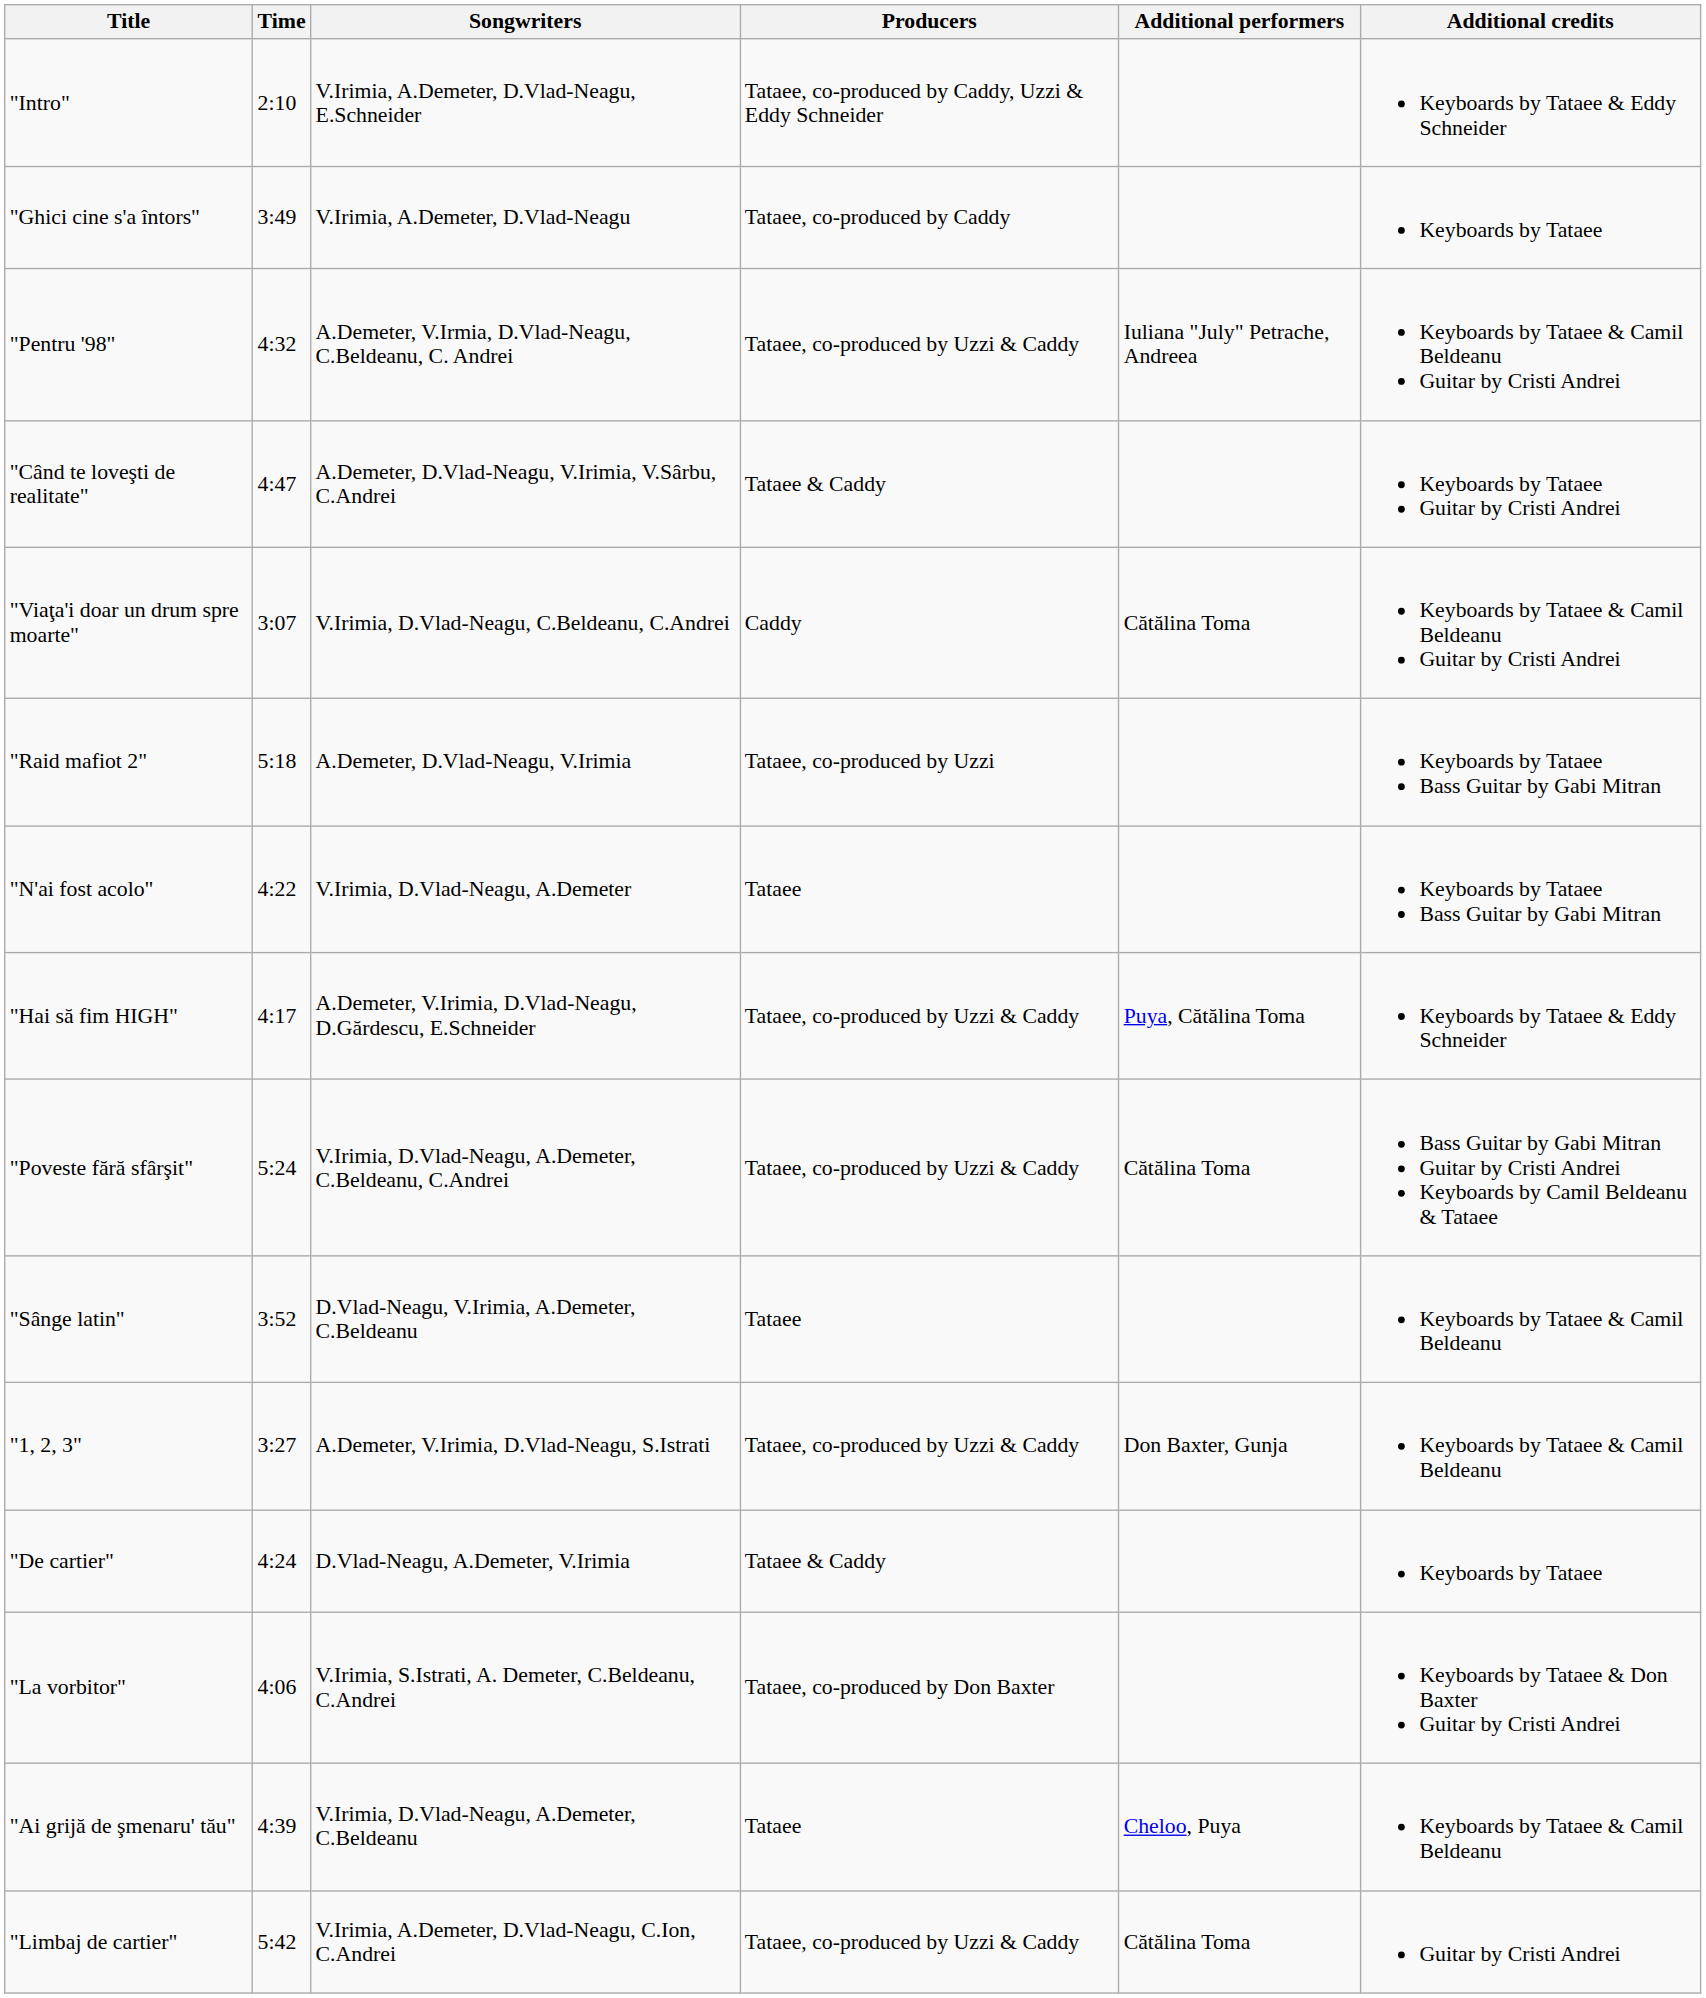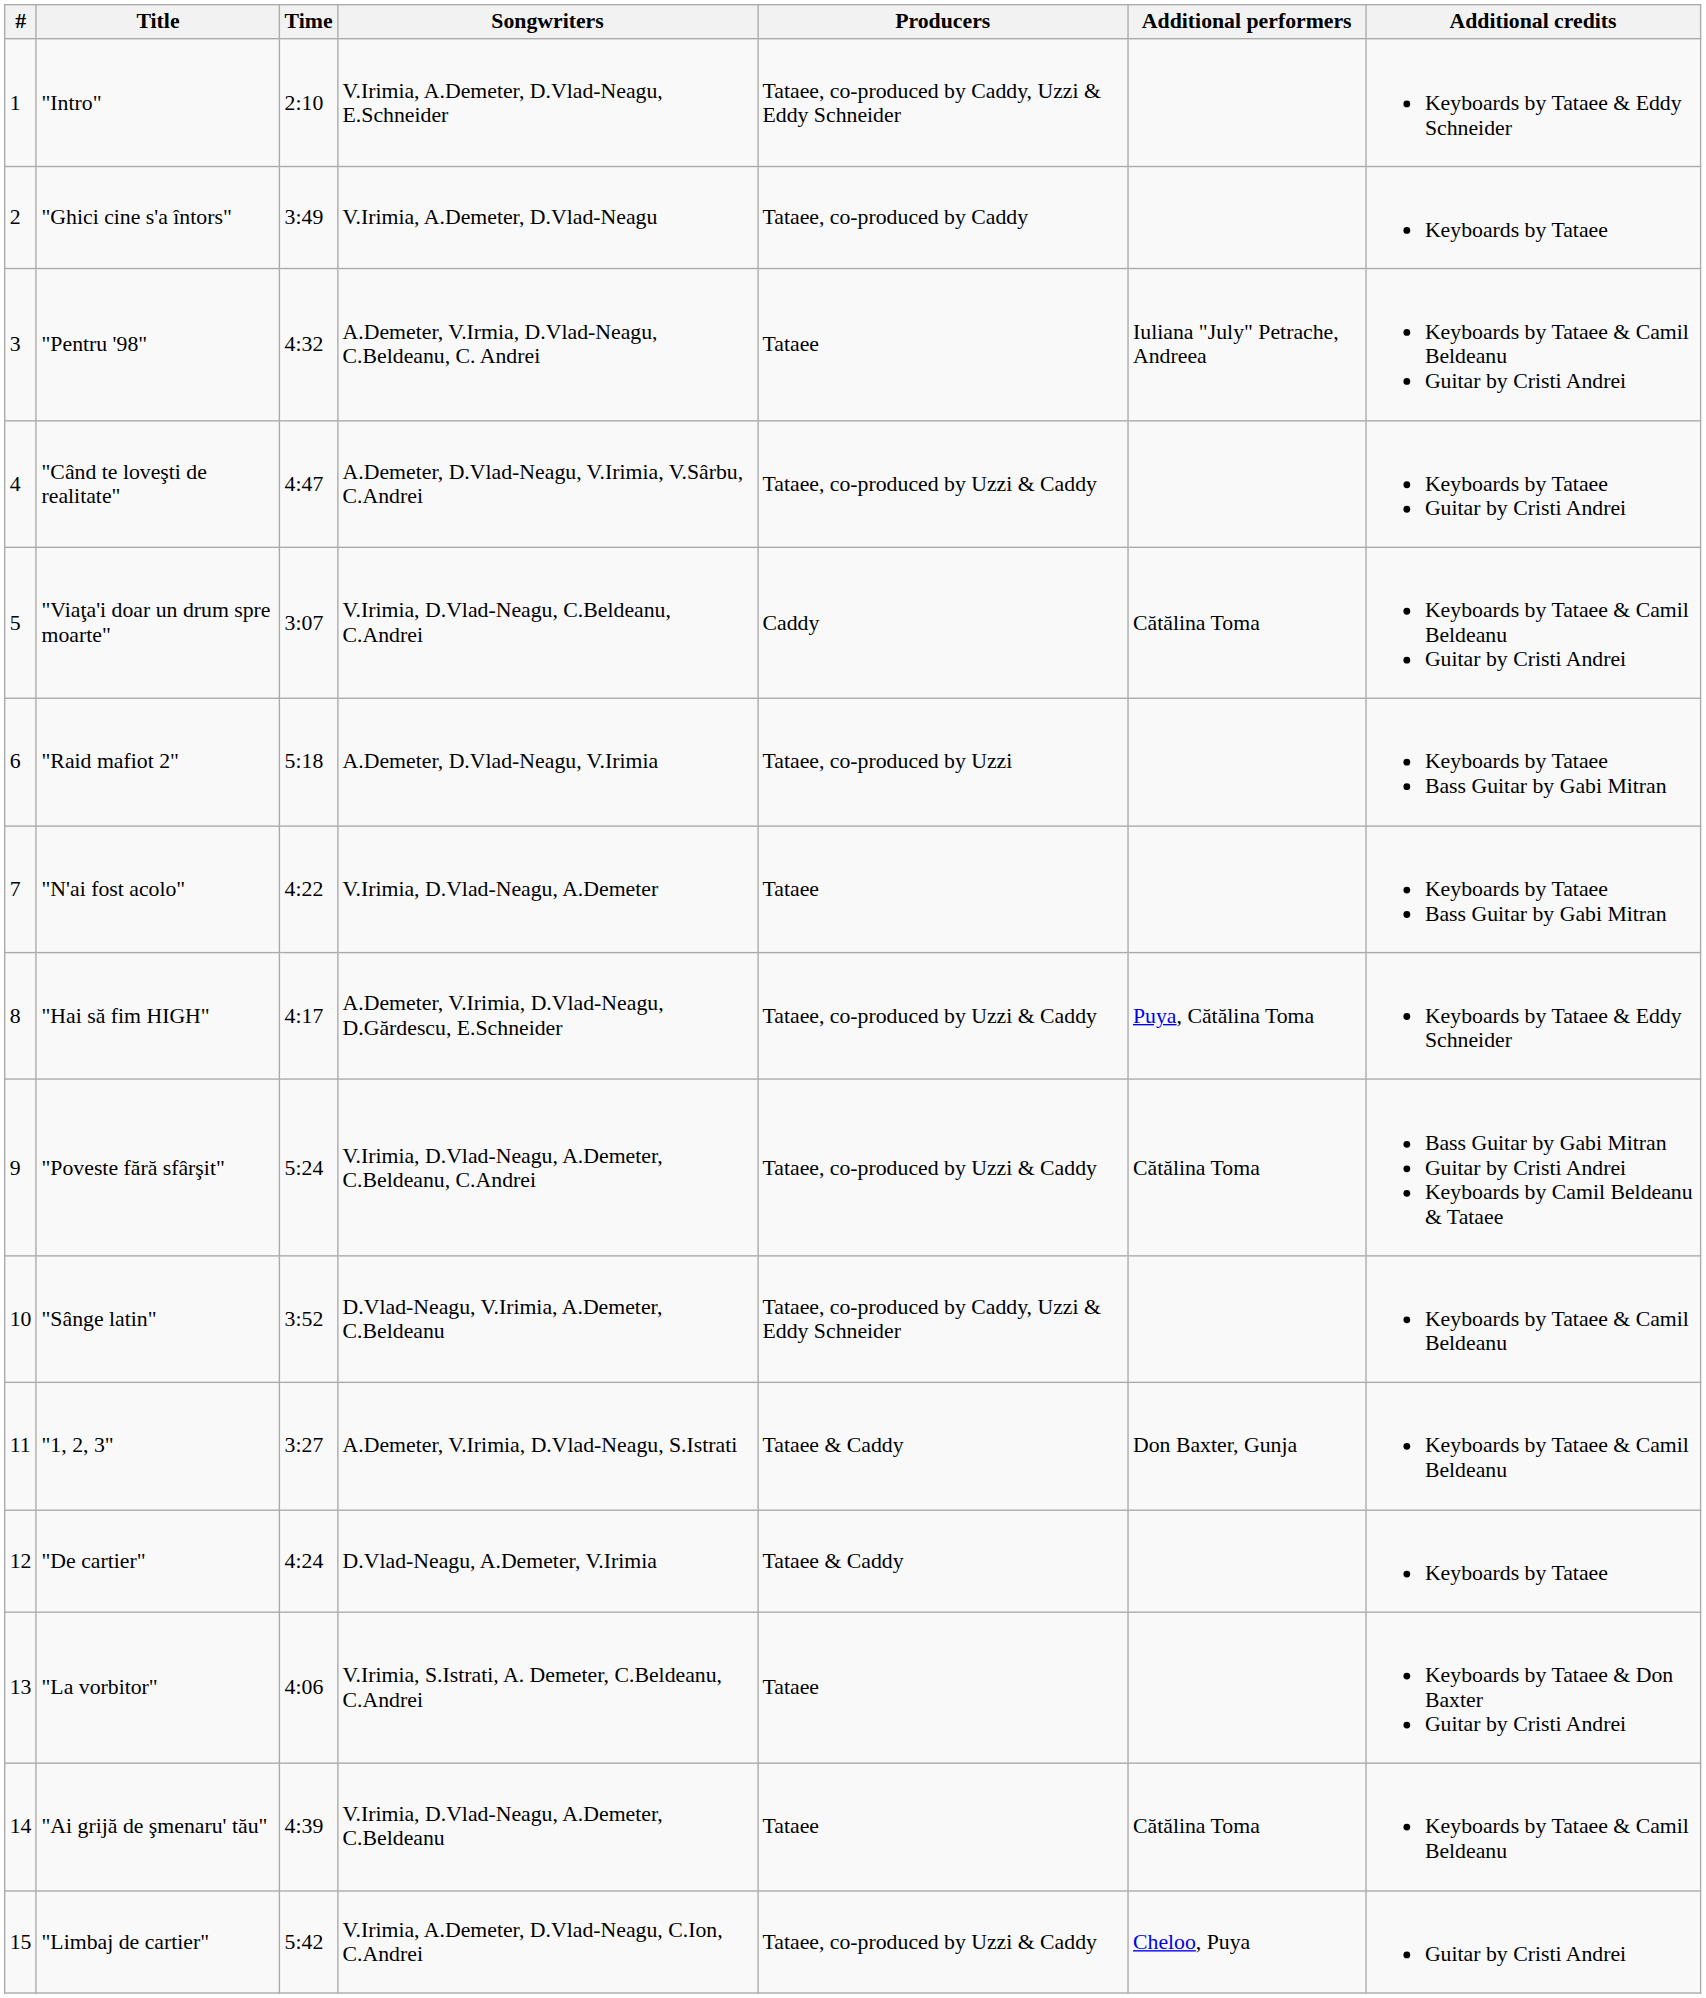+ column: (21, 21)
(912, 344) Tataee, co-produced by Uzzi & Caddy -> (791, 344) Tataee
(815, 483) Tataee & Caddy -> (930, 483) Tataee, co-produced by Uzzi & Caddy
(773, 1318) Tataee -> (932, 1318) Tataee, co-produced by Caddy, Uzzi & Eddy Schneider
(912, 1445) Tataee, co-produced by Uzzi & Caddy -> (833, 1445) Tataee & Caddy
(900, 1687) Tataee, co-produced by Don Baxter -> (791, 1687) Tataee
(1182, 1826) Cheloo, Puya -> (1196, 1826) Cătălina Toma
(1187, 1941) Cătălina Toma -> (1192, 1941) Cheloo, Puya
